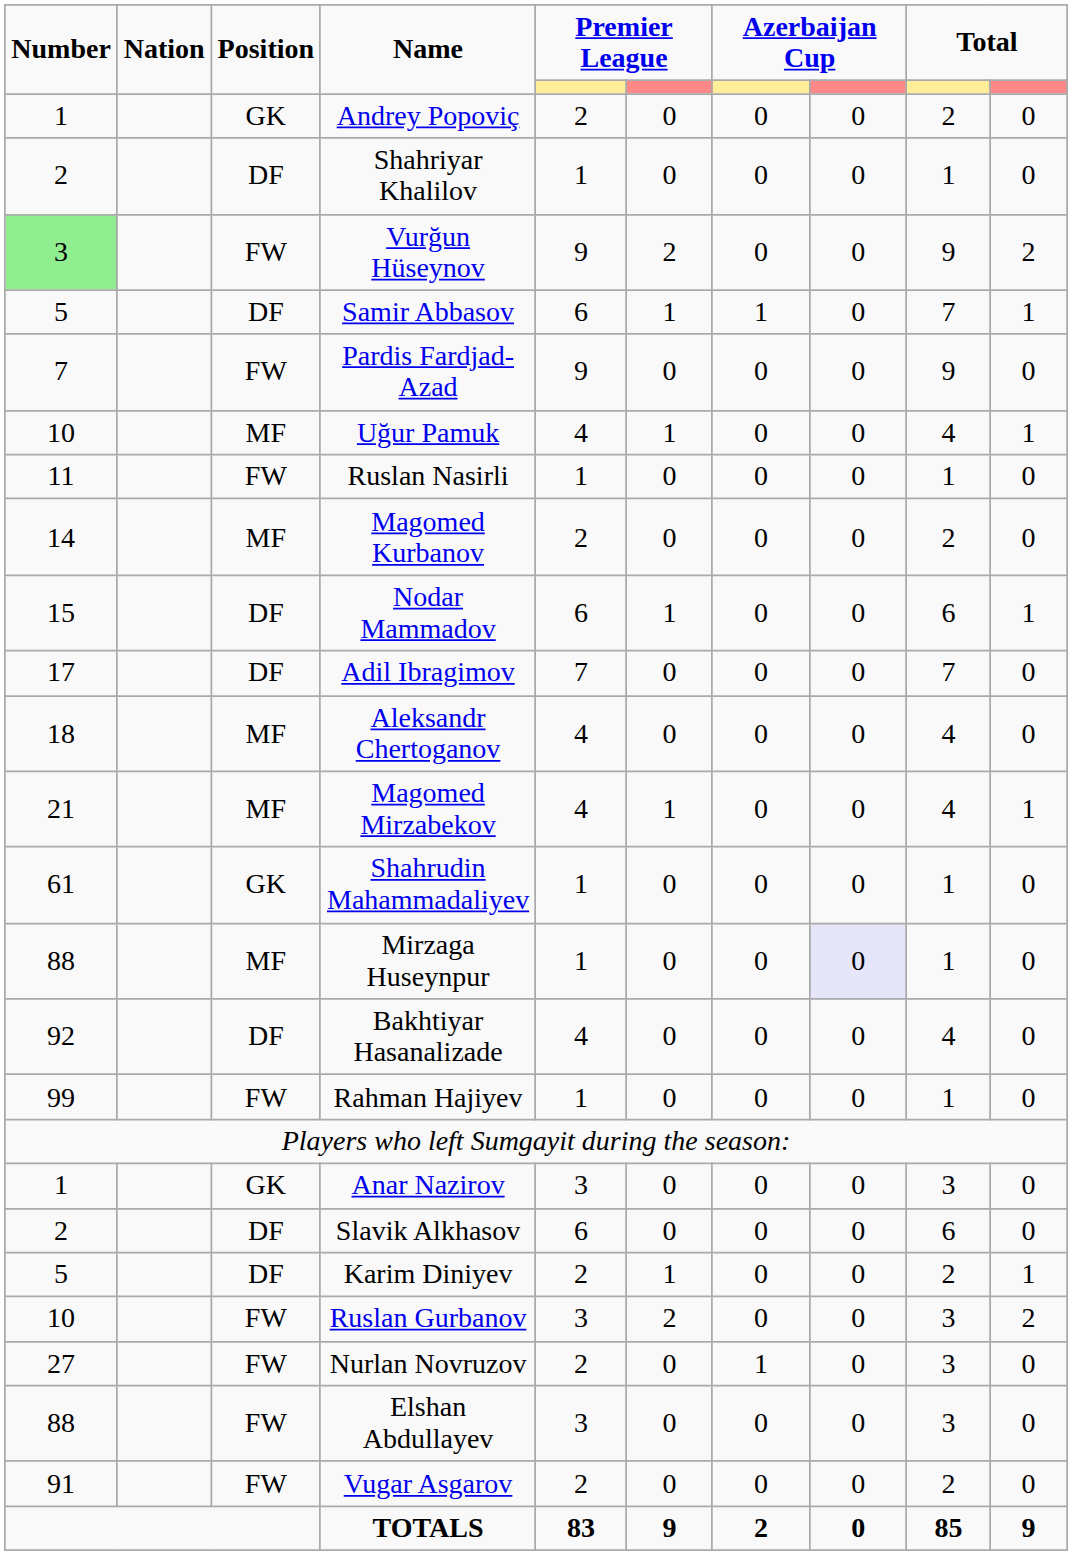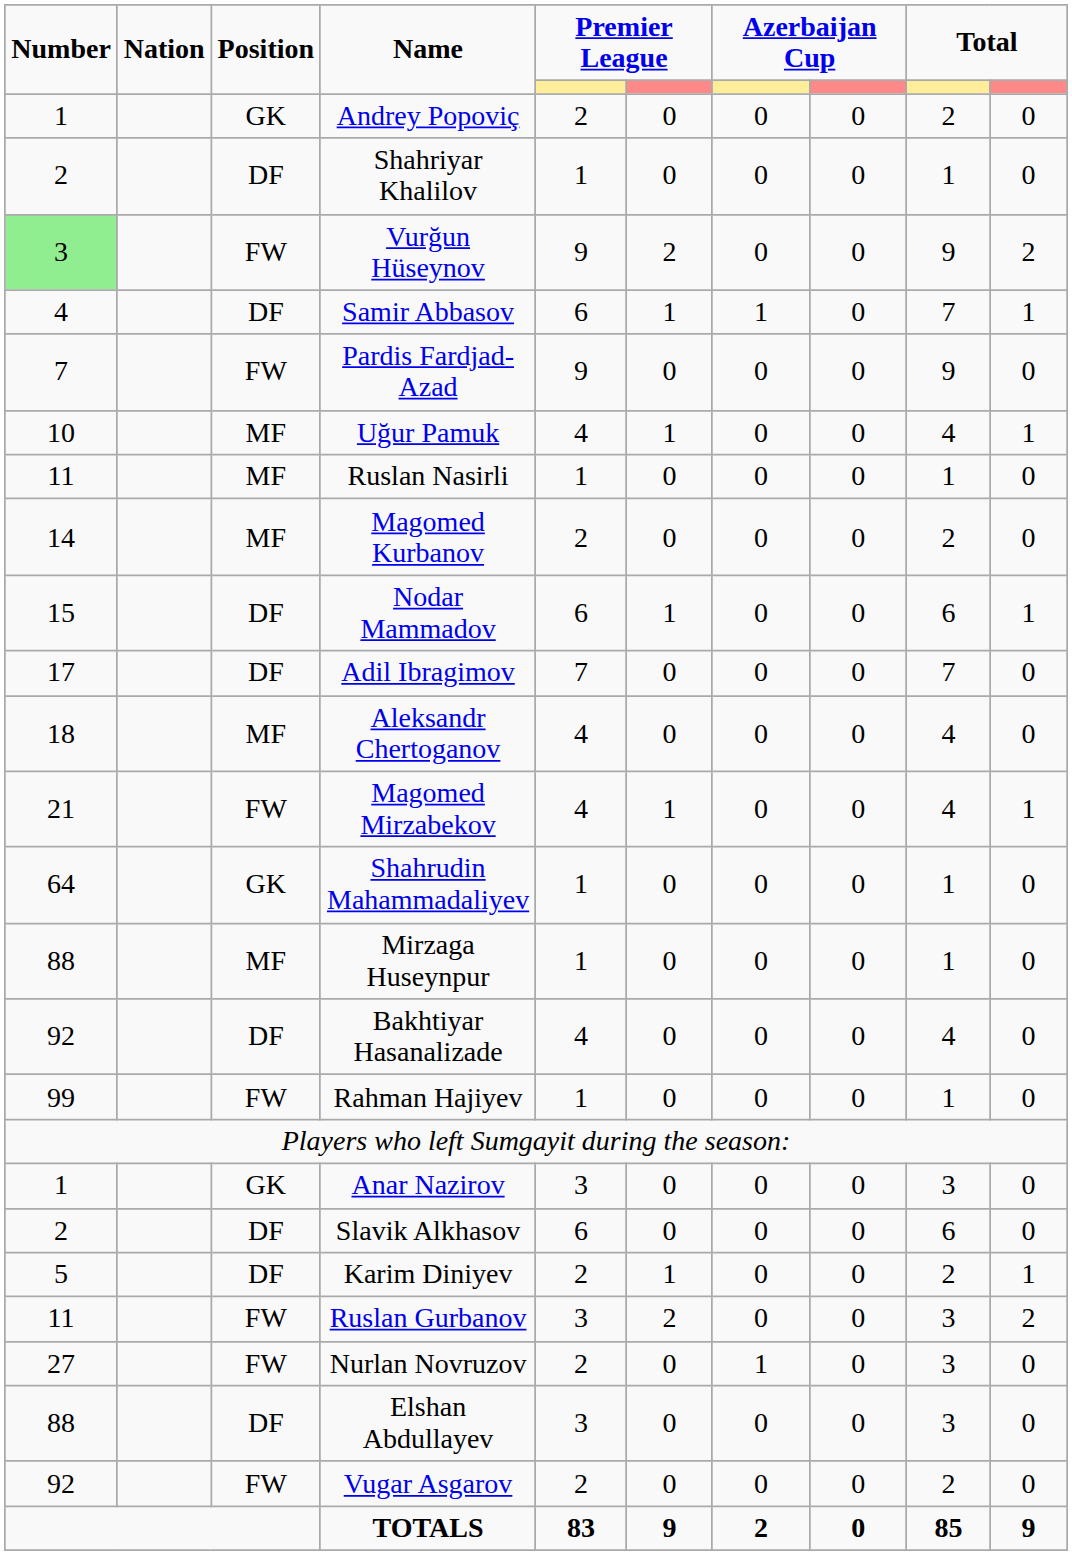(61, 311) 5 -> (61, 311) 4
(266, 476) FW -> (266, 476) MF
(266, 808) MF -> (266, 808) FW
(61, 884) 61 -> (61, 884) 64
(858, 960) lavender background -> (858, 960) no background
(61, 1318) 10 -> (61, 1318) 11
(266, 1423) FW -> (266, 1423) DF
(61, 1483) 91 -> (61, 1483) 92
